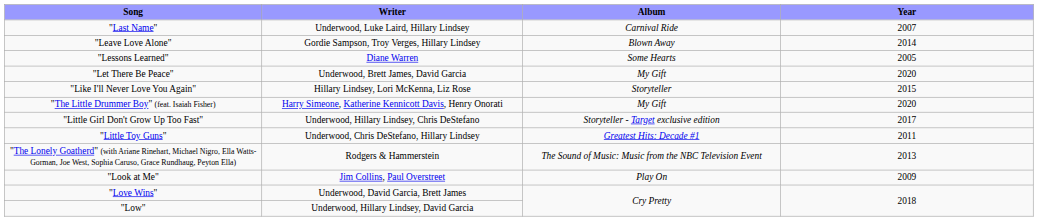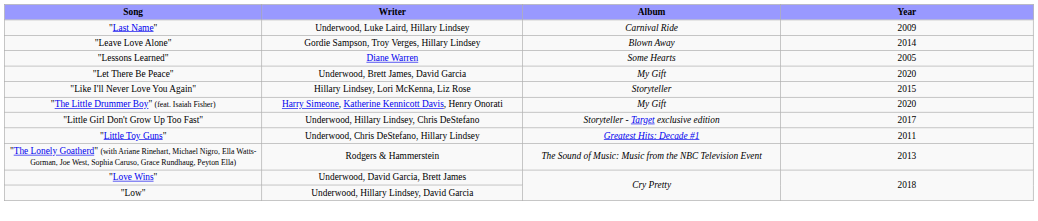(907, 27) 2007 -> (907, 27) 2009
- row: (133, 177)
